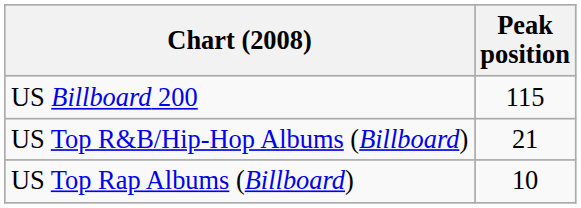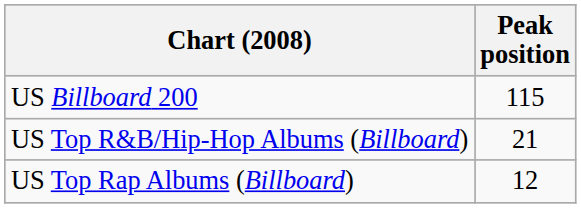(525, 180) 10 -> (525, 180) 12
